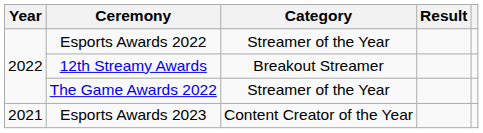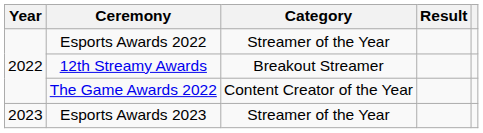(318, 90) Streamer of the Year -> (318, 90) Content Creator of the Year
(25, 115) 2021 -> (25, 115) 2023
(318, 115) Content Creator of the Year -> (318, 115) Streamer of the Year
